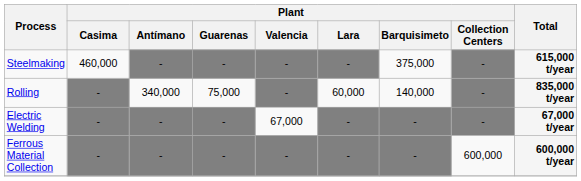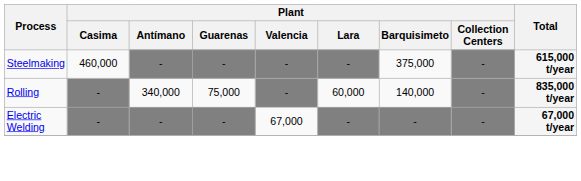- row: (30, 156)
